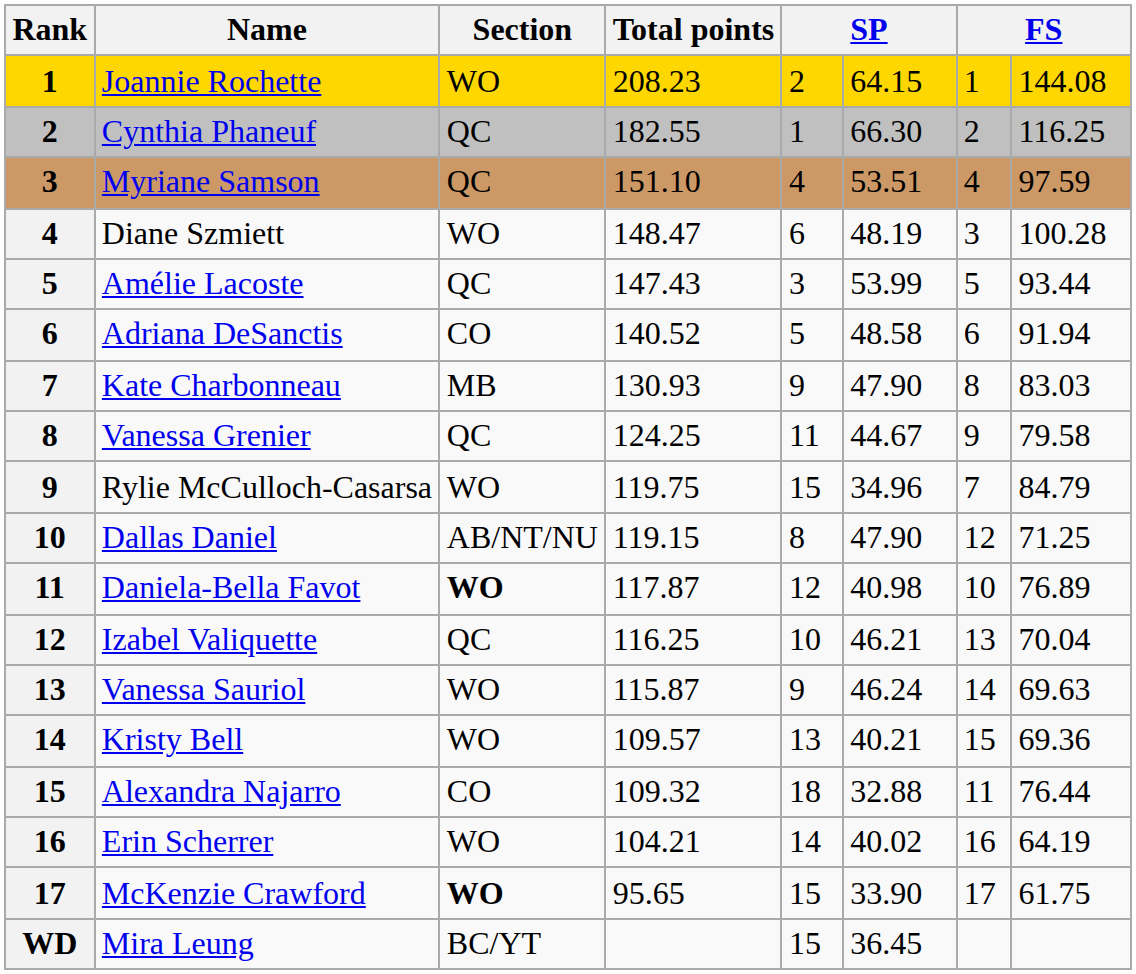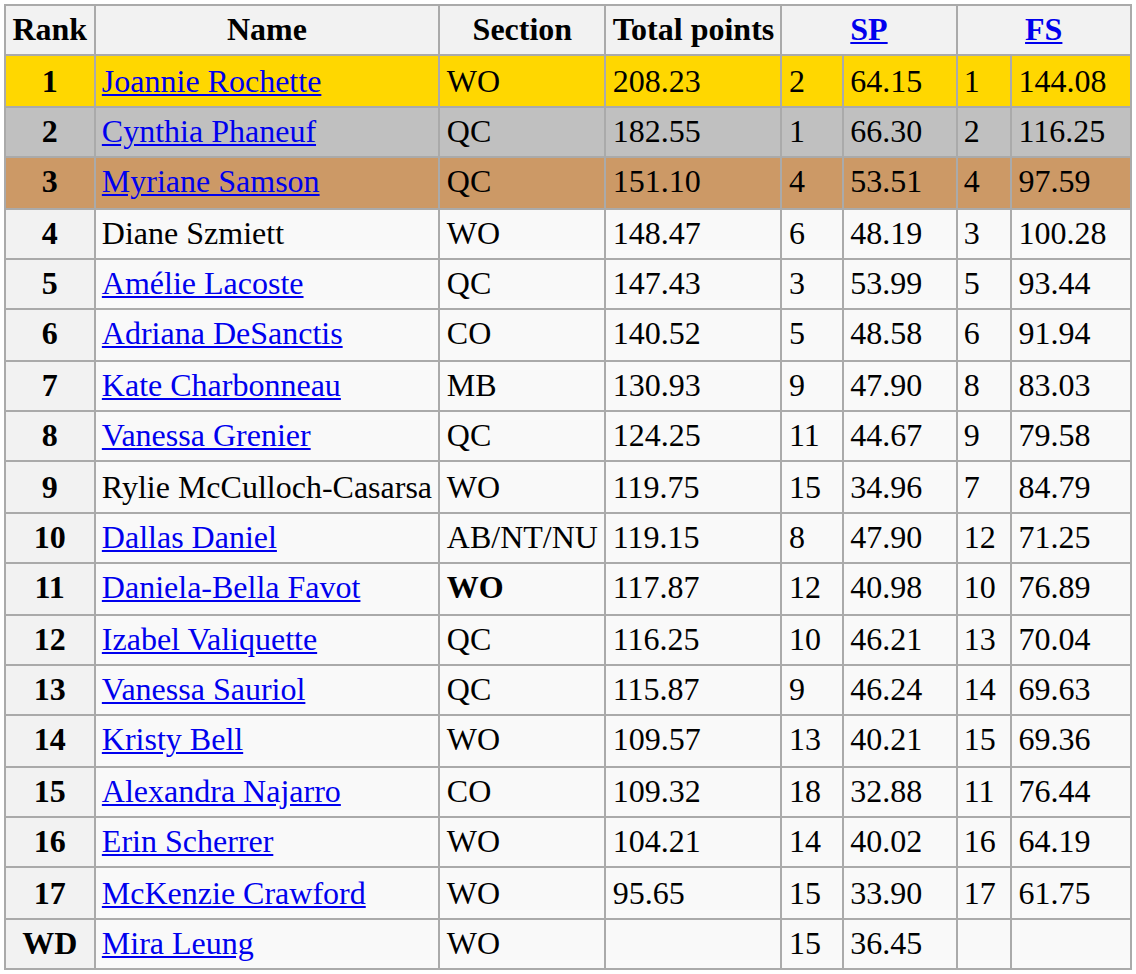(473, 689) WO -> (469, 689) QC
(475, 892) bold -> (473, 892) normal
(494, 943) BC/YT -> (473, 943) WO
